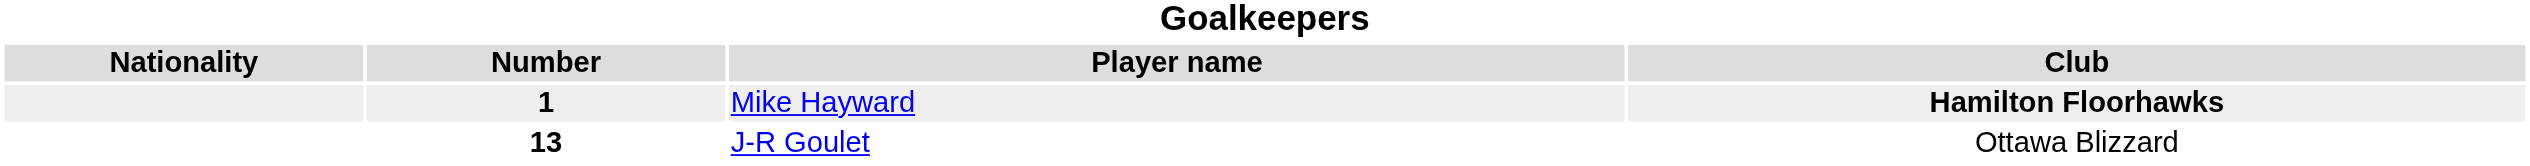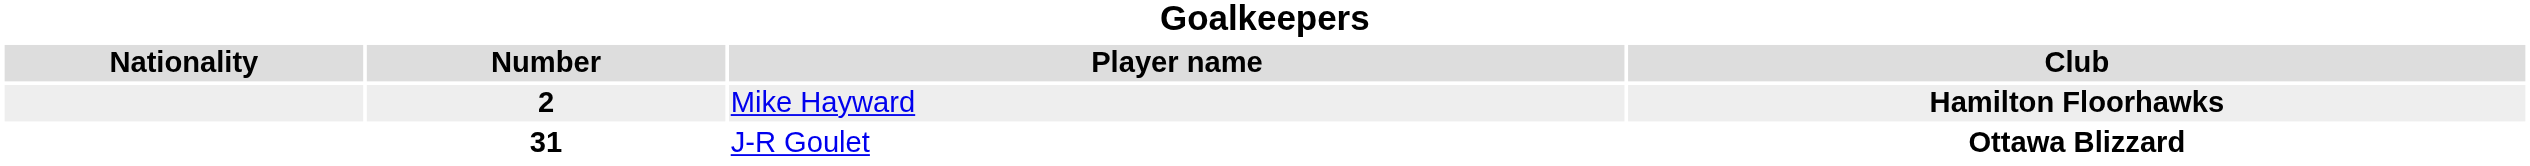(546, 102) 1 -> (546, 102) 2
(546, 142) 13 -> (546, 142) 31
(2077, 142) normal -> (2077, 142) bold
